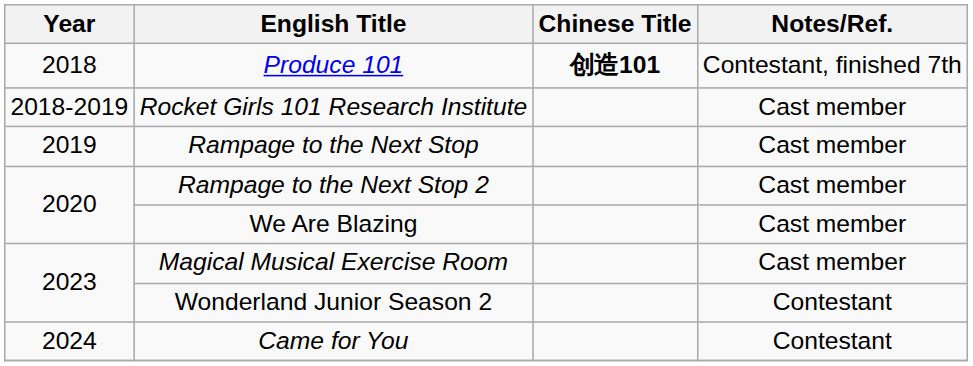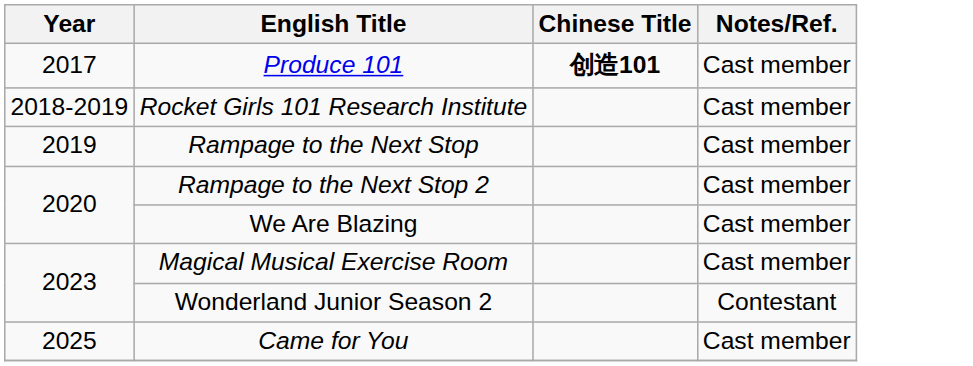(69, 65) 2018 -> (69, 65) 2017
(832, 65) Contestant, finished 7th -> (777, 65) Cast member
(69, 341) 2024 -> (69, 341) 2025
(832, 341) Contestant -> (777, 341) Cast member
